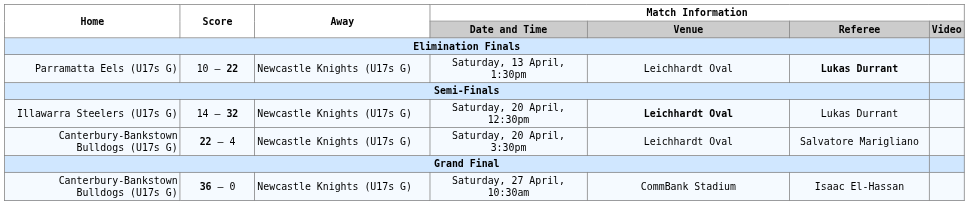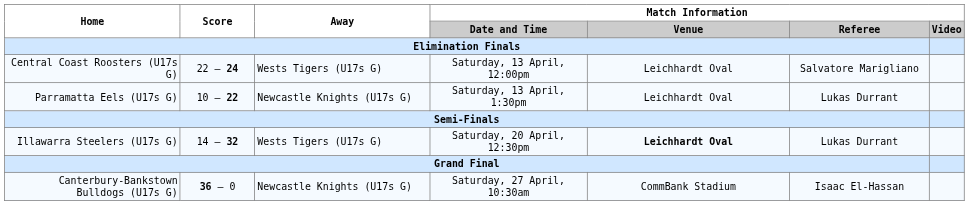+ row: (508, 69)
(859, 69) bold -> (859, 97) normal
(335, 113) Newcastle Knights (U17s G) -> (320, 142) Wests Tigers (U17s G)
- row: (508, 142)
